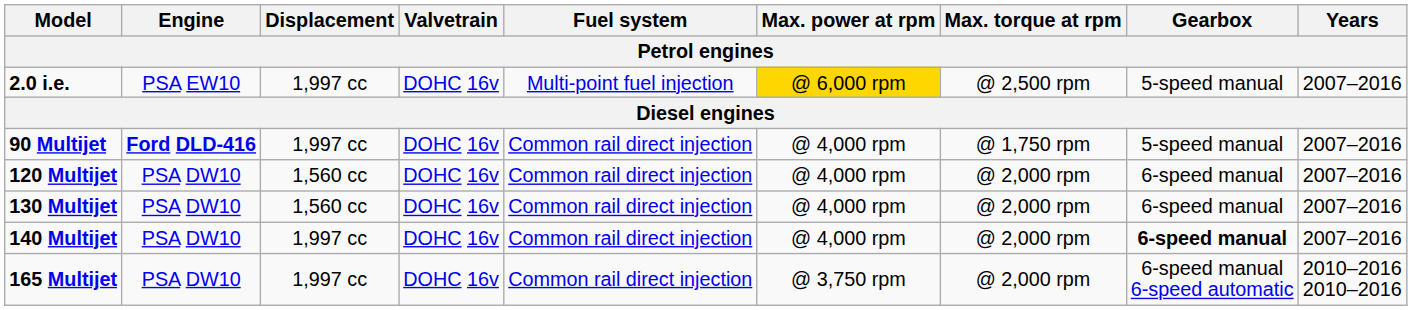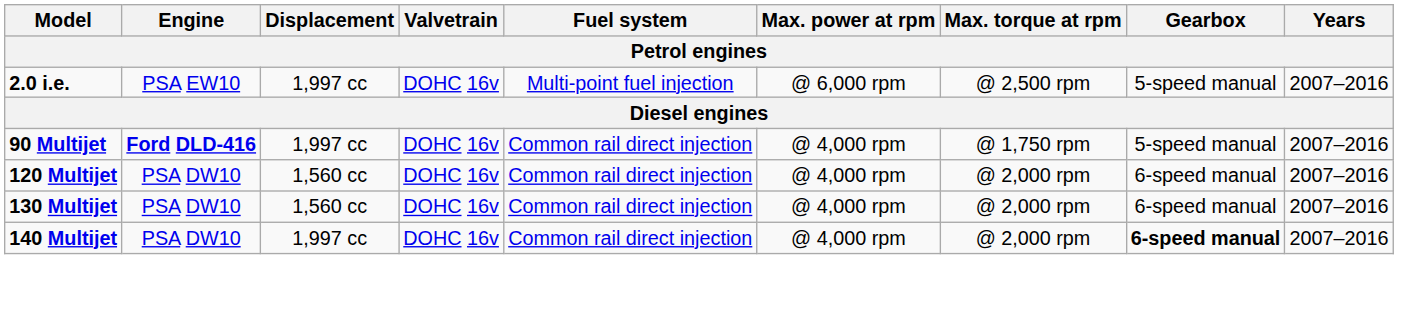(848, 82) gold background -> (848, 82) no background
- row: (63, 279)
